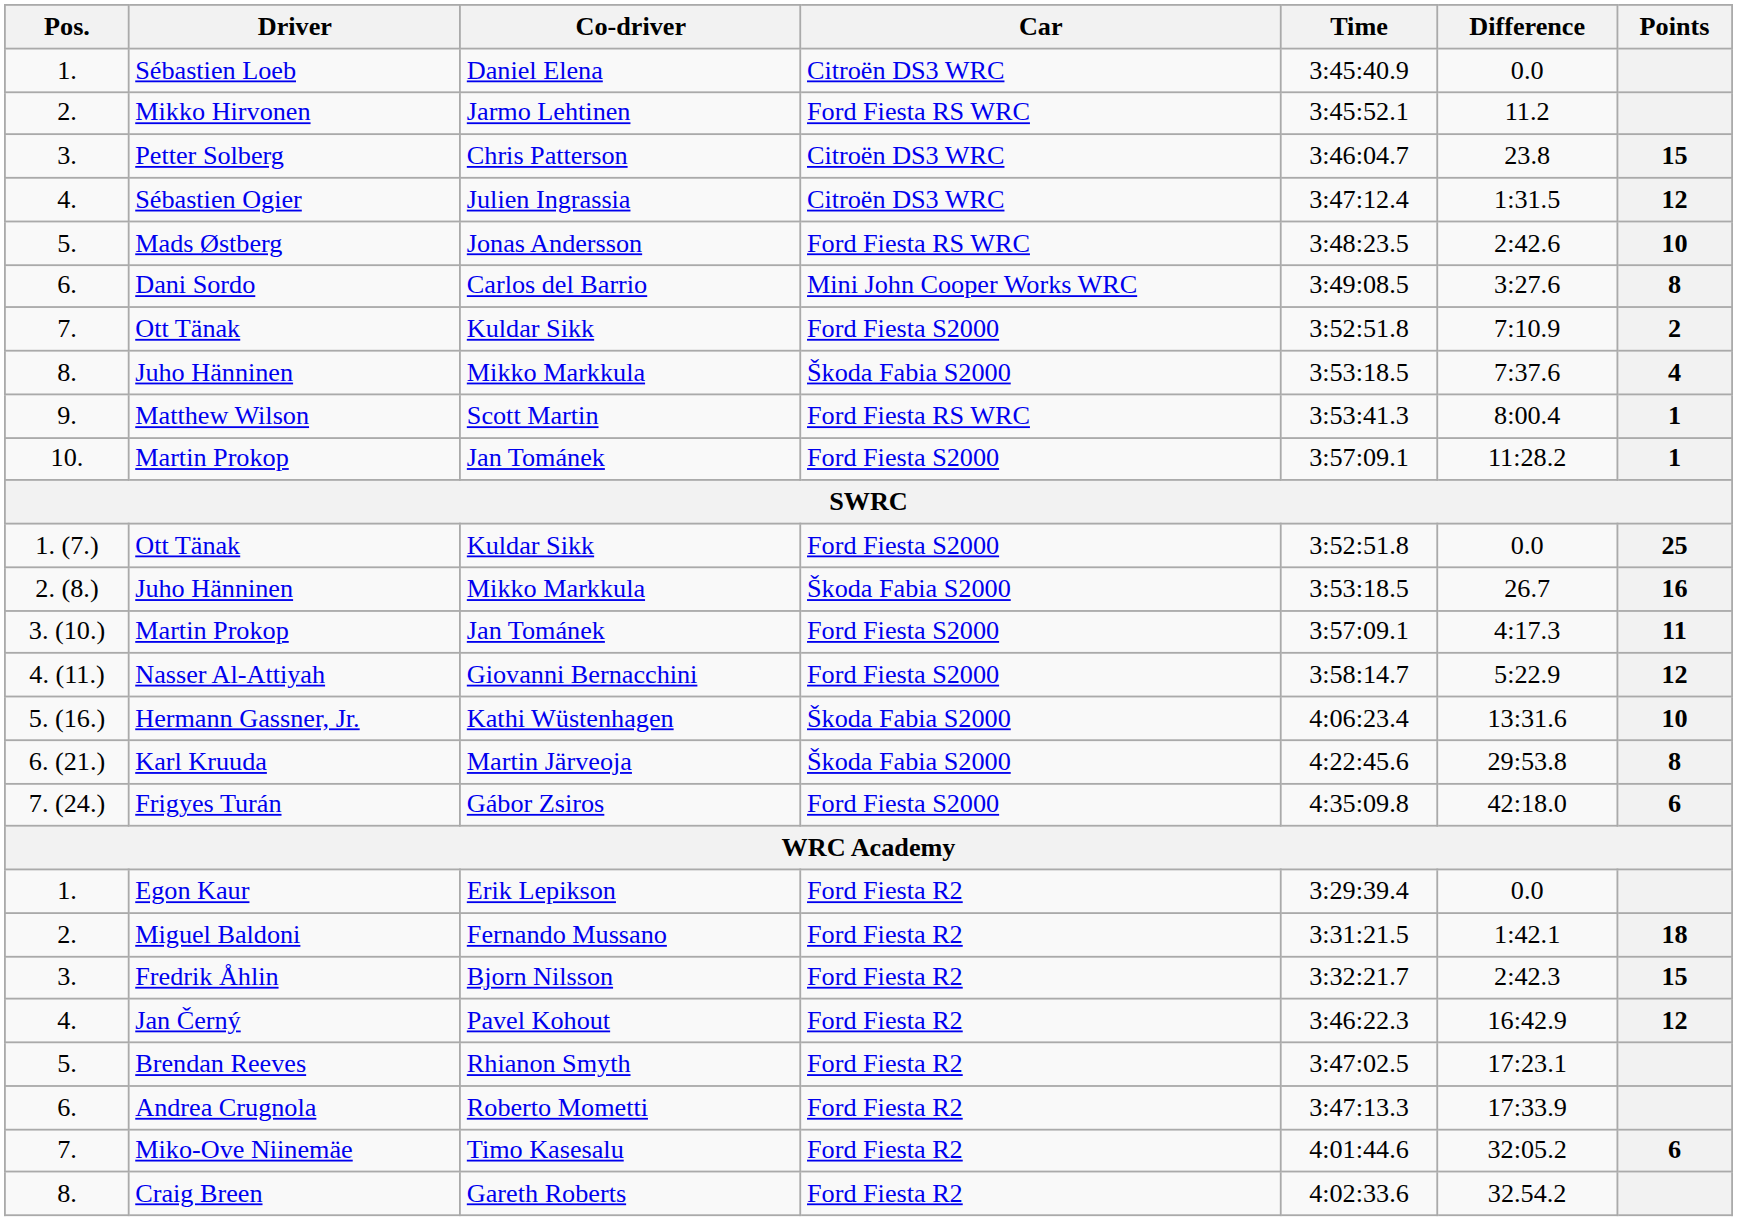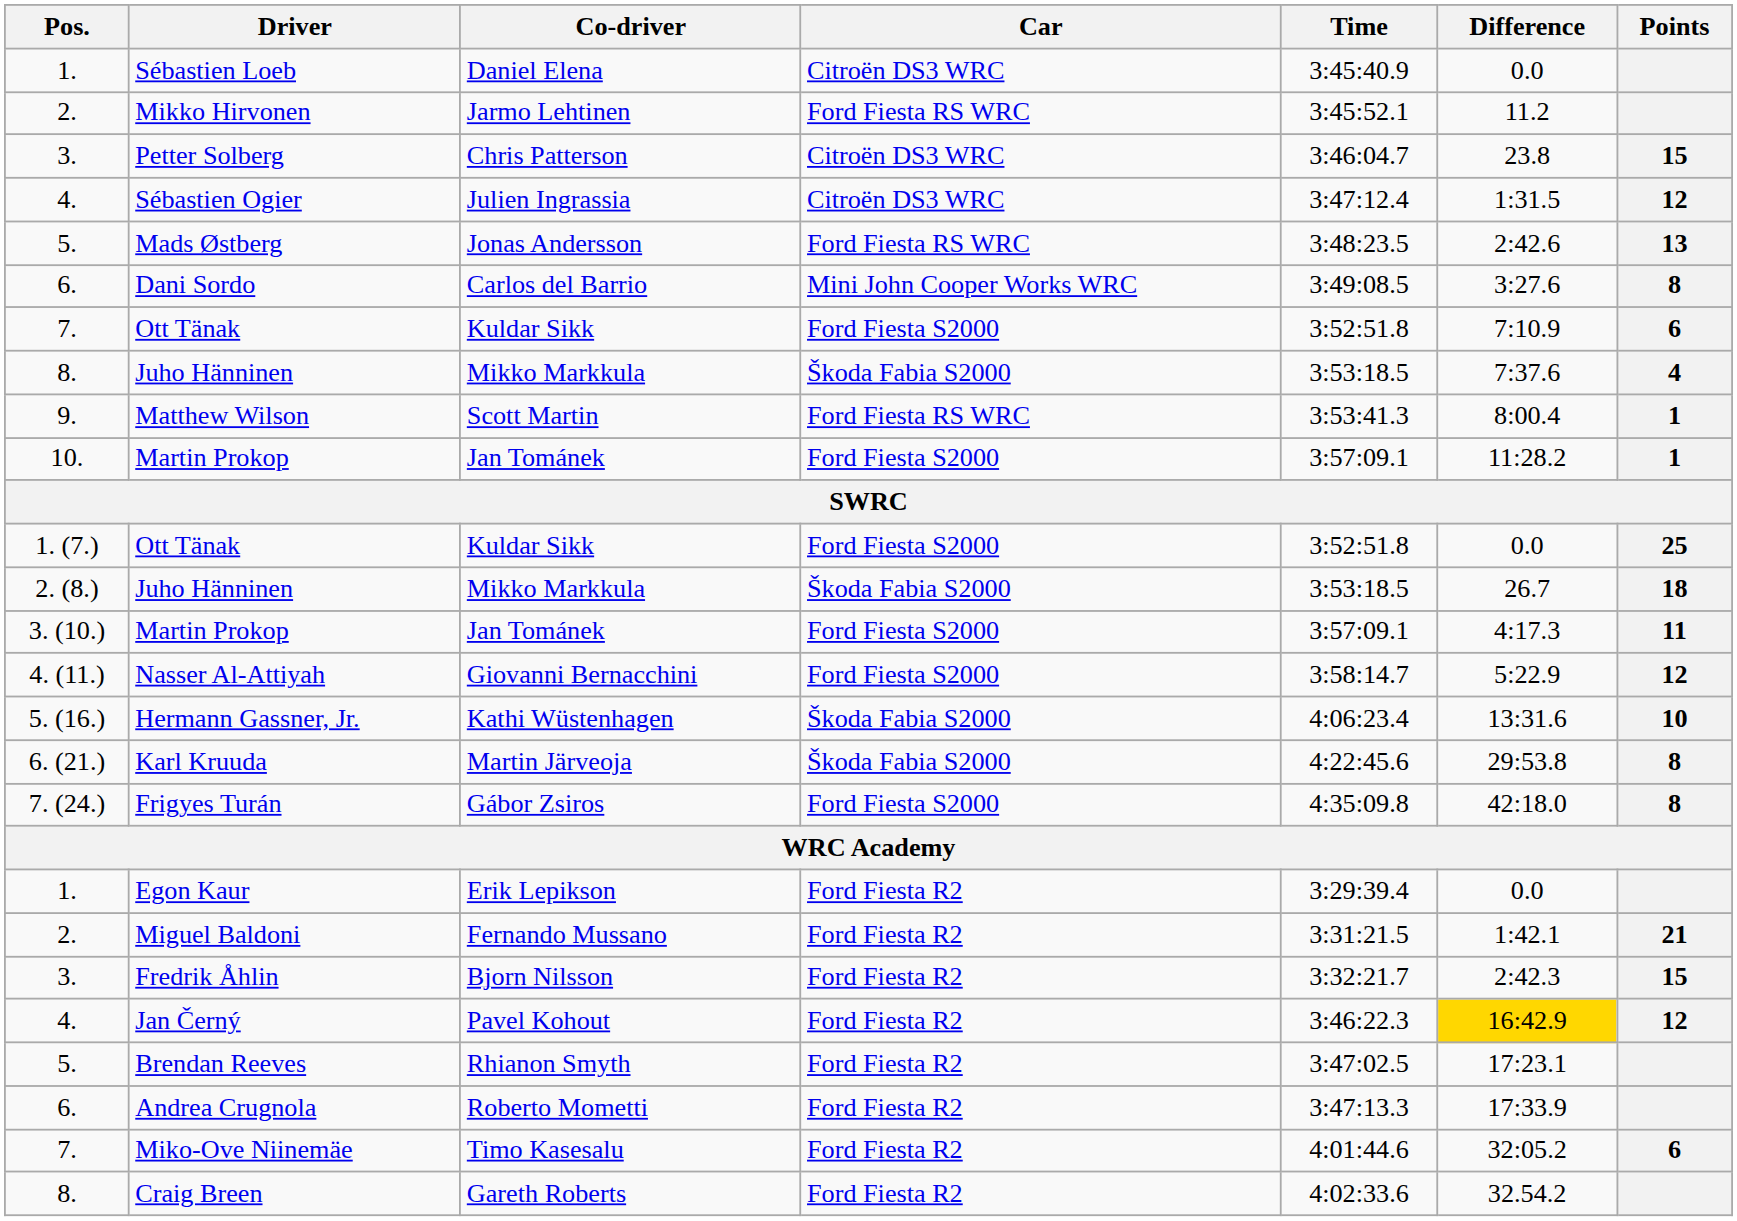(1674, 242) 10 -> (1674, 242) 13
(1674, 329) 2 -> (1674, 329) 6
(1674, 588) 16 -> (1674, 588) 18
(1674, 804) 6 -> (1674, 804) 8
(1674, 934) 18 -> (1674, 934) 21
(1527, 1020) no background -> (1527, 1020) gold background
